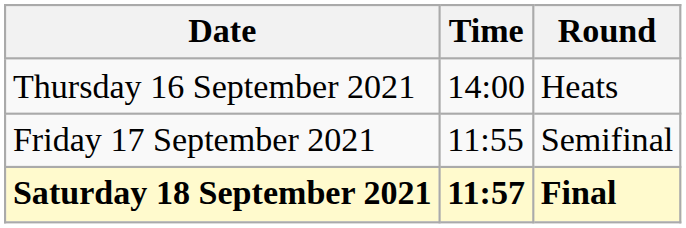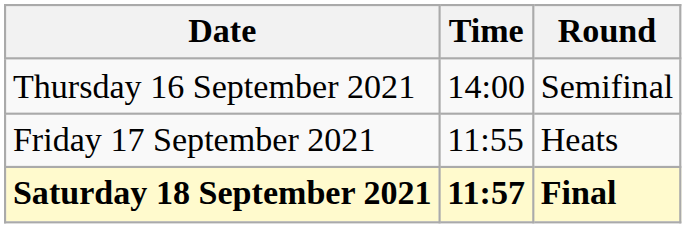(580, 85) Heats -> (607, 85) Semifinal
(607, 139) Semifinal -> (580, 139) Heats
